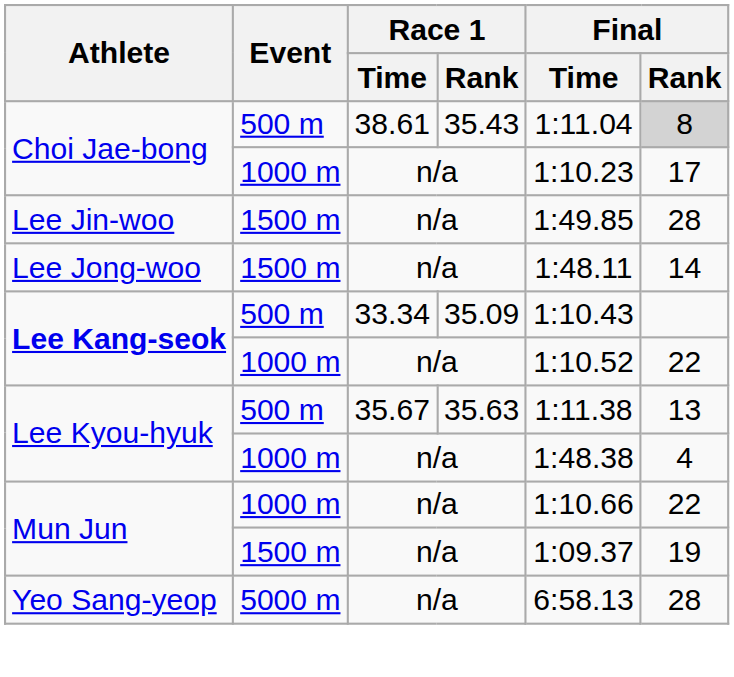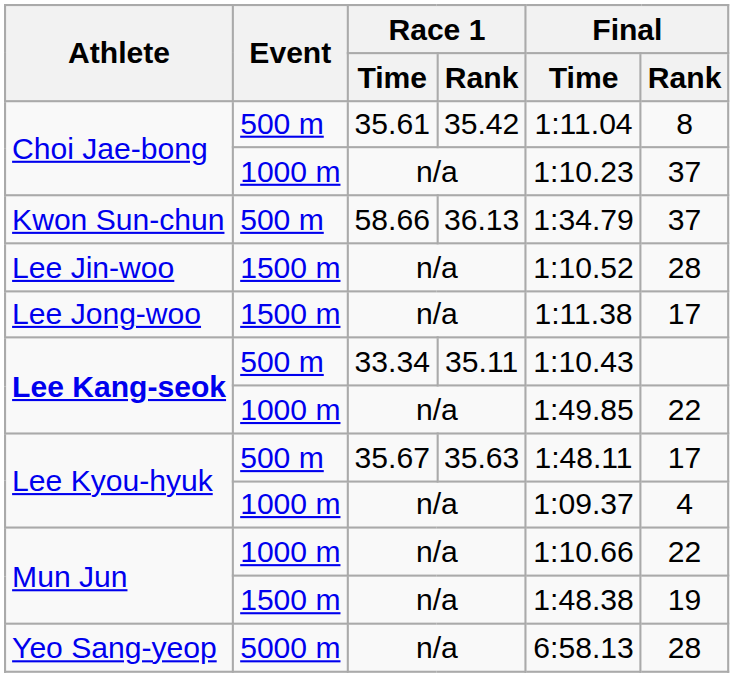(392, 124) 38.61 -> (392, 124) 35.61
(482, 124) 35.43 -> (482, 124) 35.42
(685, 124) lightgrey background -> (685, 124) no background
(685, 172) 17 -> (685, 172) 37
+ row: (118, 219)
(584, 219) 1:49.85 -> (584, 267) 1:10.52
(584, 267) 1:48.11 -> (584, 314) 1:11.38
(685, 267) 14 -> (685, 314) 17
(482, 314) 35.09 -> (482, 362) 35.11
(584, 362) 1:10.52 -> (584, 410) 1:49.85
(584, 410) 1:11.38 -> (584, 457) 1:48.11
(685, 410) 13 -> (685, 457) 17
(584, 457) 1:48.38 -> (584, 505) 1:09.37
(584, 552) 1:09.37 -> (584, 600) 1:48.38
